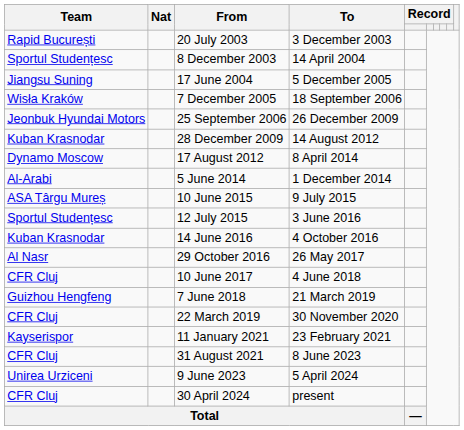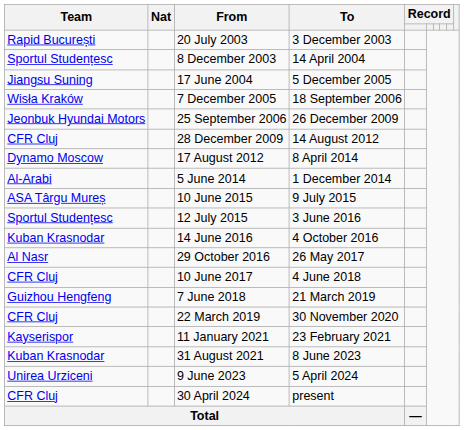(56, 138) Kuban Krasnodar -> (33, 138) CFR Cluj
(33, 356) CFR Cluj -> (56, 356) Kuban Krasnodar
